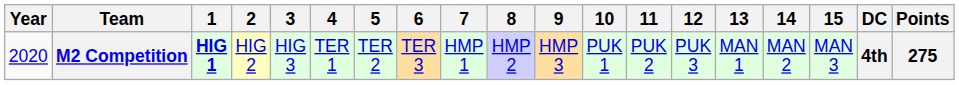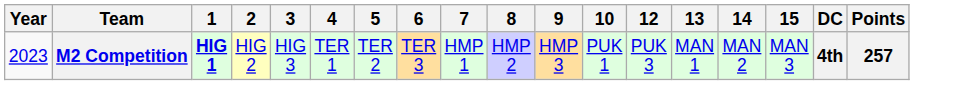- column: (649, 18)
(28, 55) 2020 -> (28, 55) 2023
(923, 55) 275 -> (878, 55) 257
